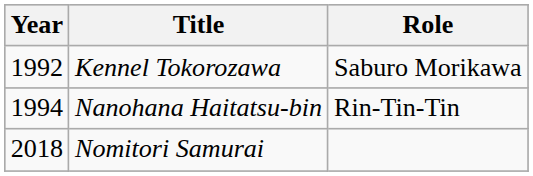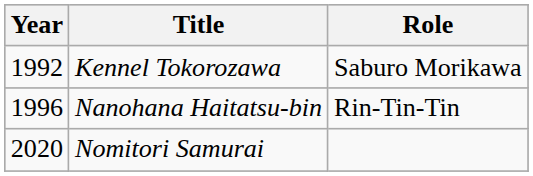(37, 107) 1994 -> (37, 107) 1996
(37, 149) 2018 -> (37, 149) 2020
